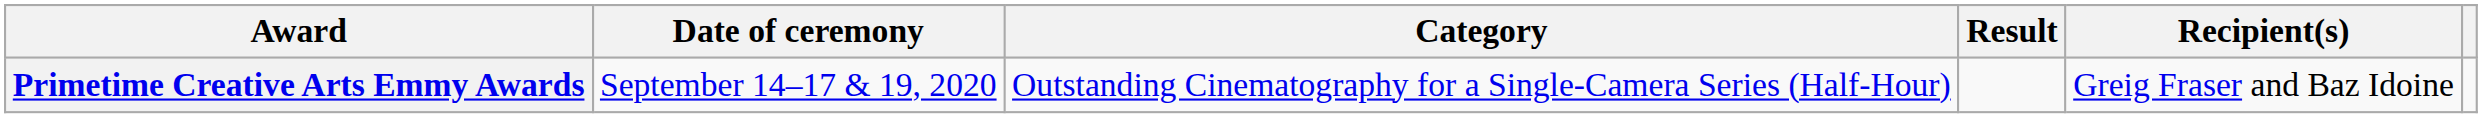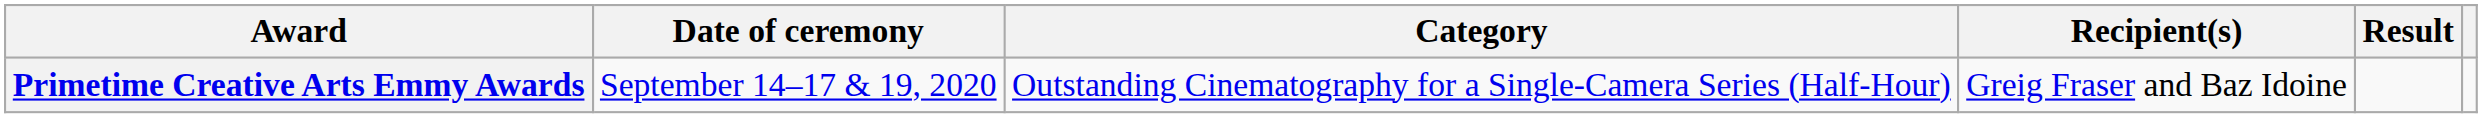columns swapped: (2264, 31) <-> (2012, 31)
